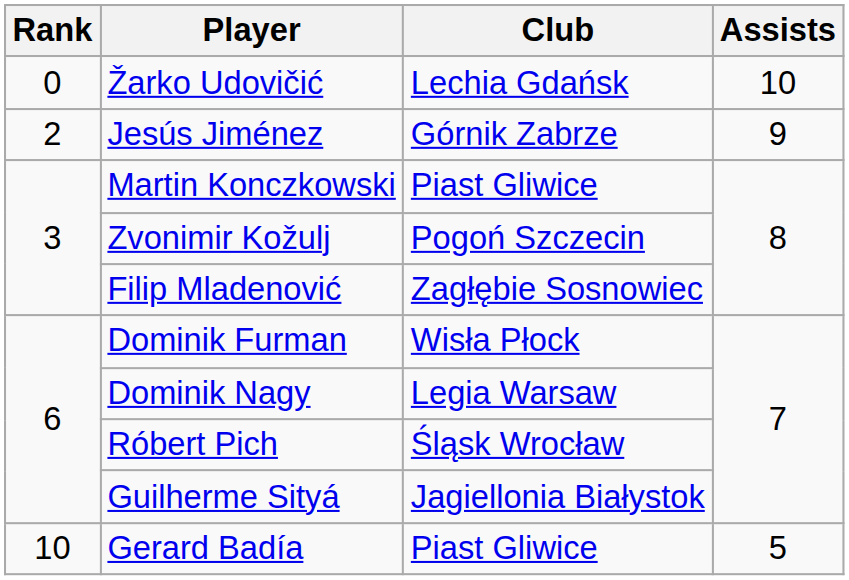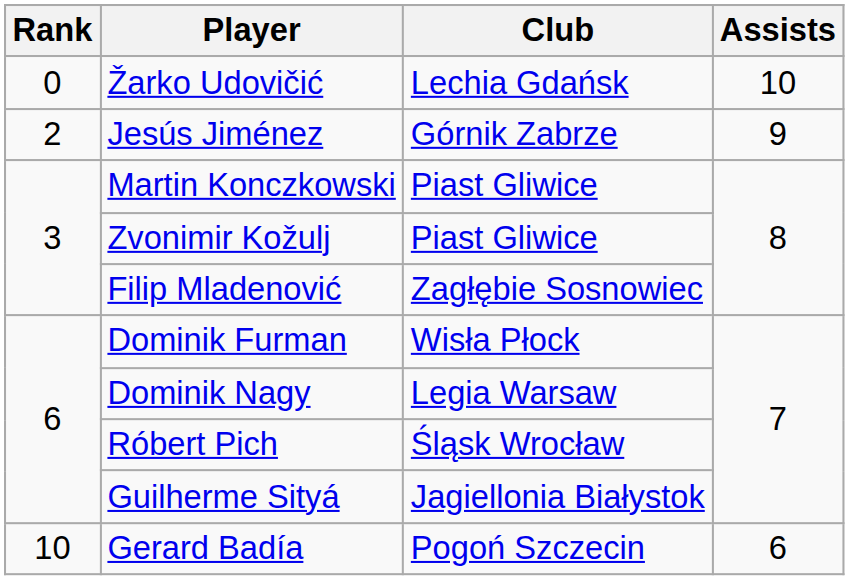(528, 237) Pogoń Szczecin -> (504, 237) Piast Gliwice
(504, 548) Piast Gliwice -> (528, 548) Pogoń Szczecin
(778, 548) 5 -> (778, 548) 6
